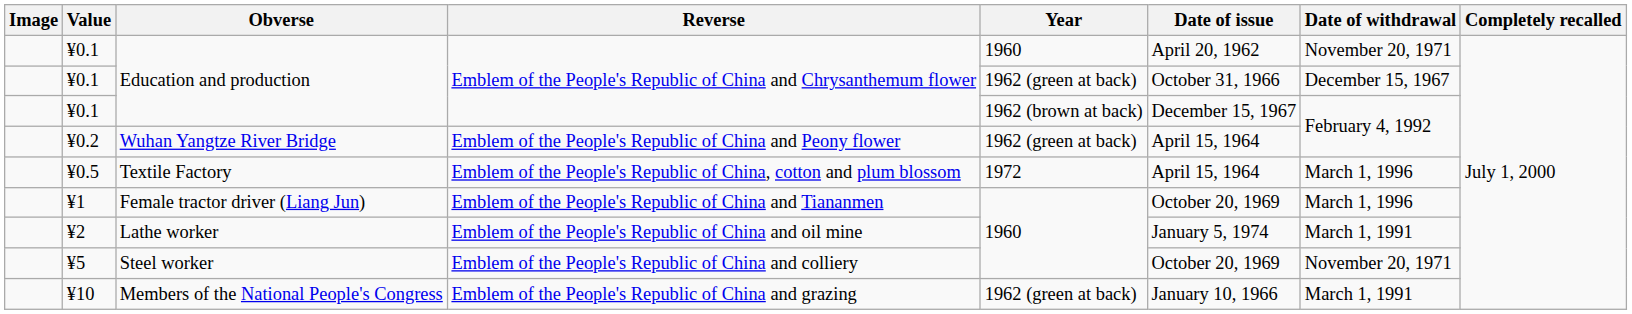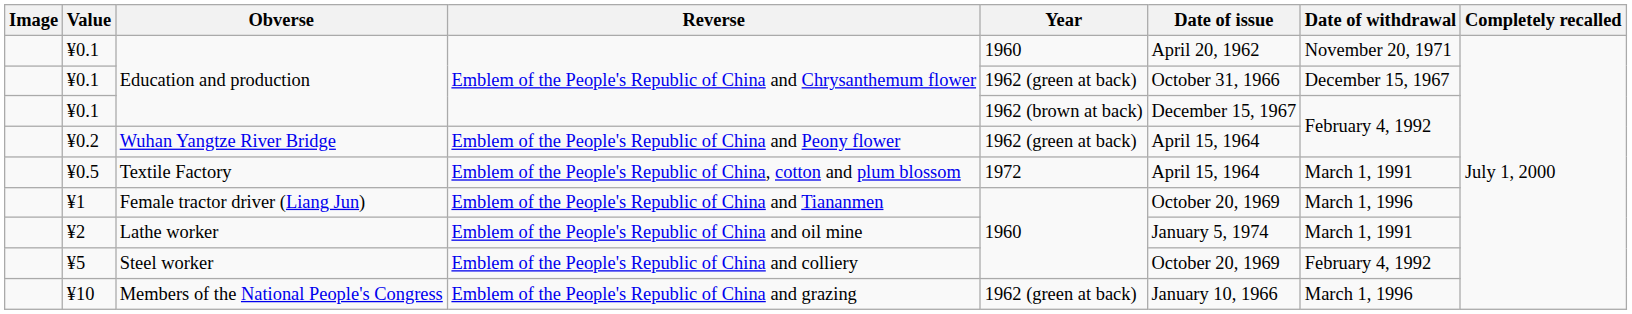(1359, 172) March 1, 1996 -> (1359, 172) March 1, 1991
(1378, 263) November 20, 1971 -> (1368, 263) February 4, 1992
(1359, 293) March 1, 1991 -> (1359, 293) March 1, 1996
